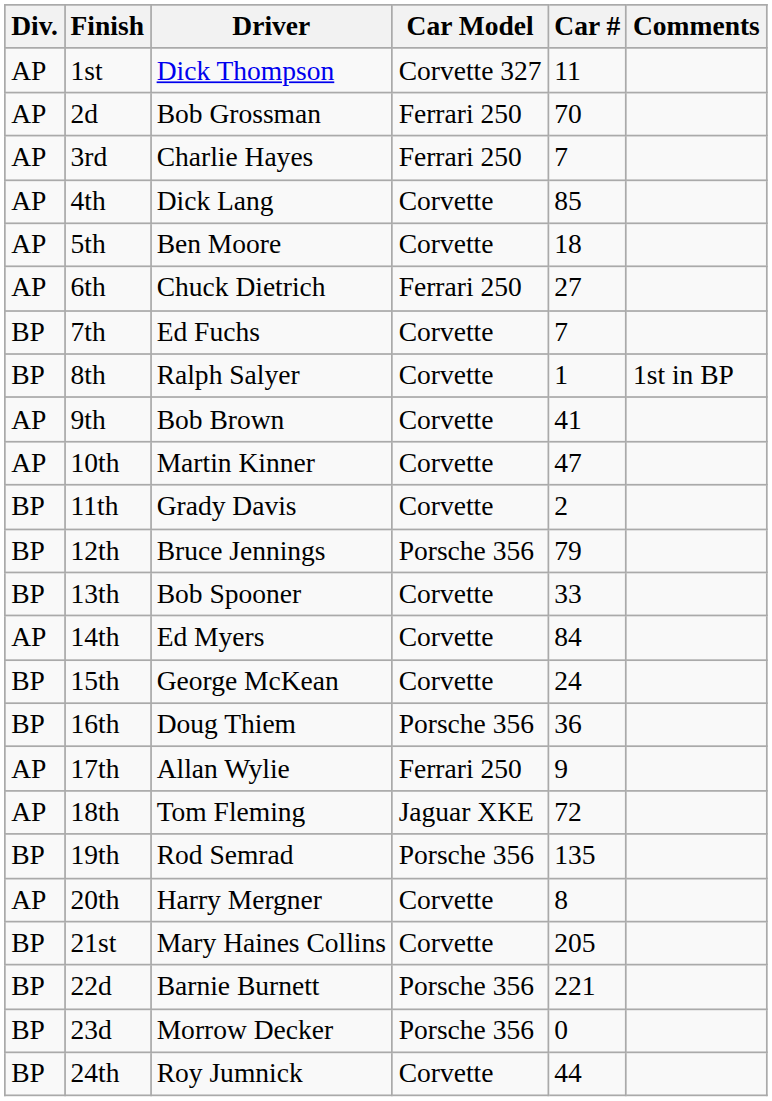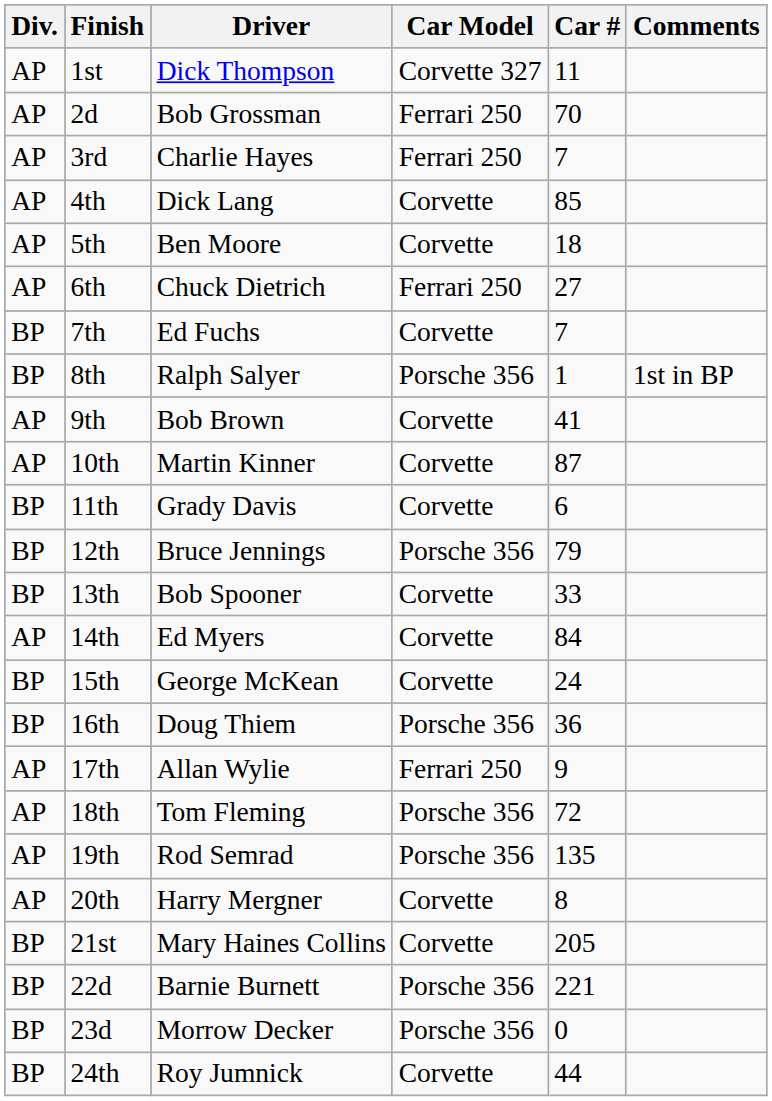(446, 375) Corvette -> (466, 375) Porsche 356
(568, 462) 47 -> (568, 462) 87
(561, 506) 2 -> (561, 506) 6
(466, 811) Jaguar XKE -> (466, 811) Porsche 356
(28, 855) BP -> (29, 855) AP
